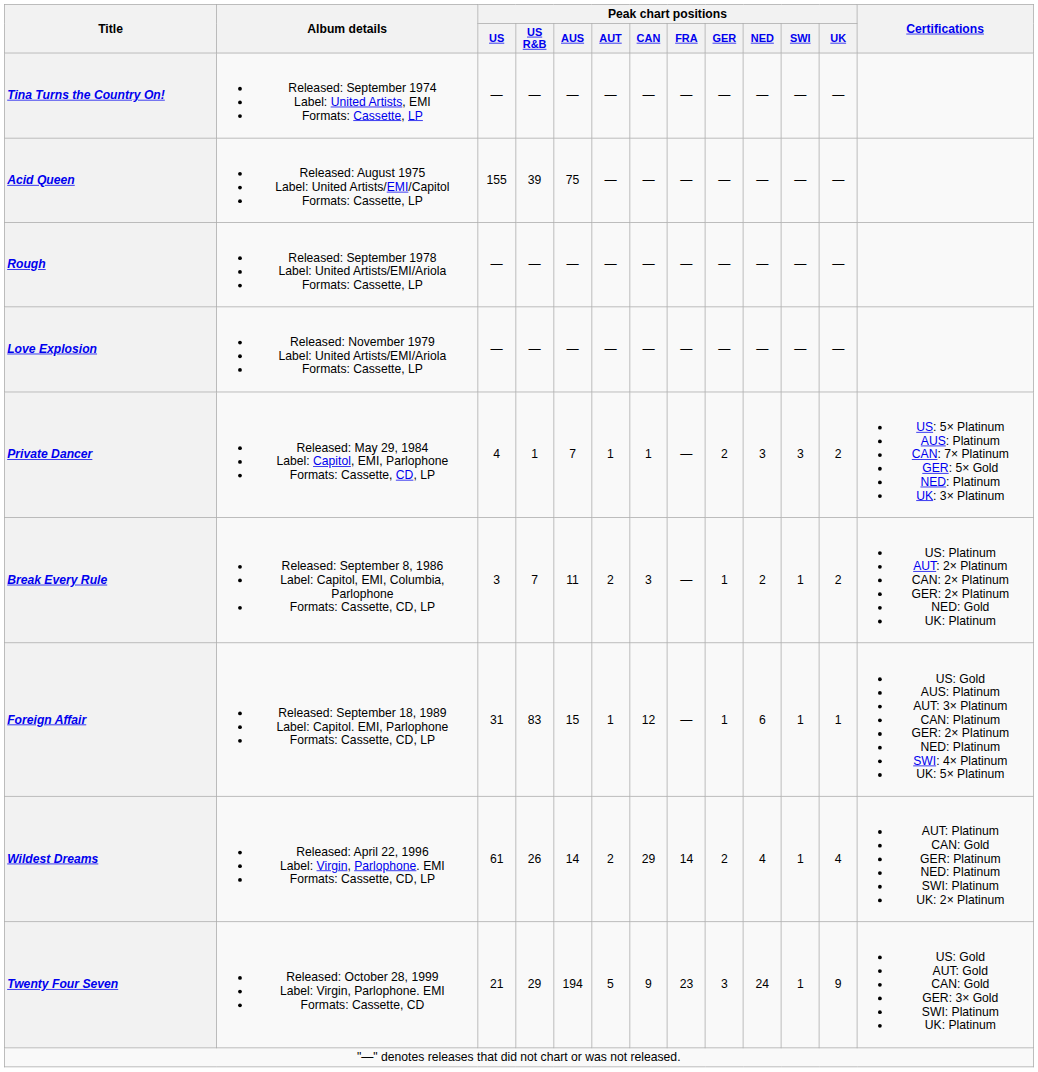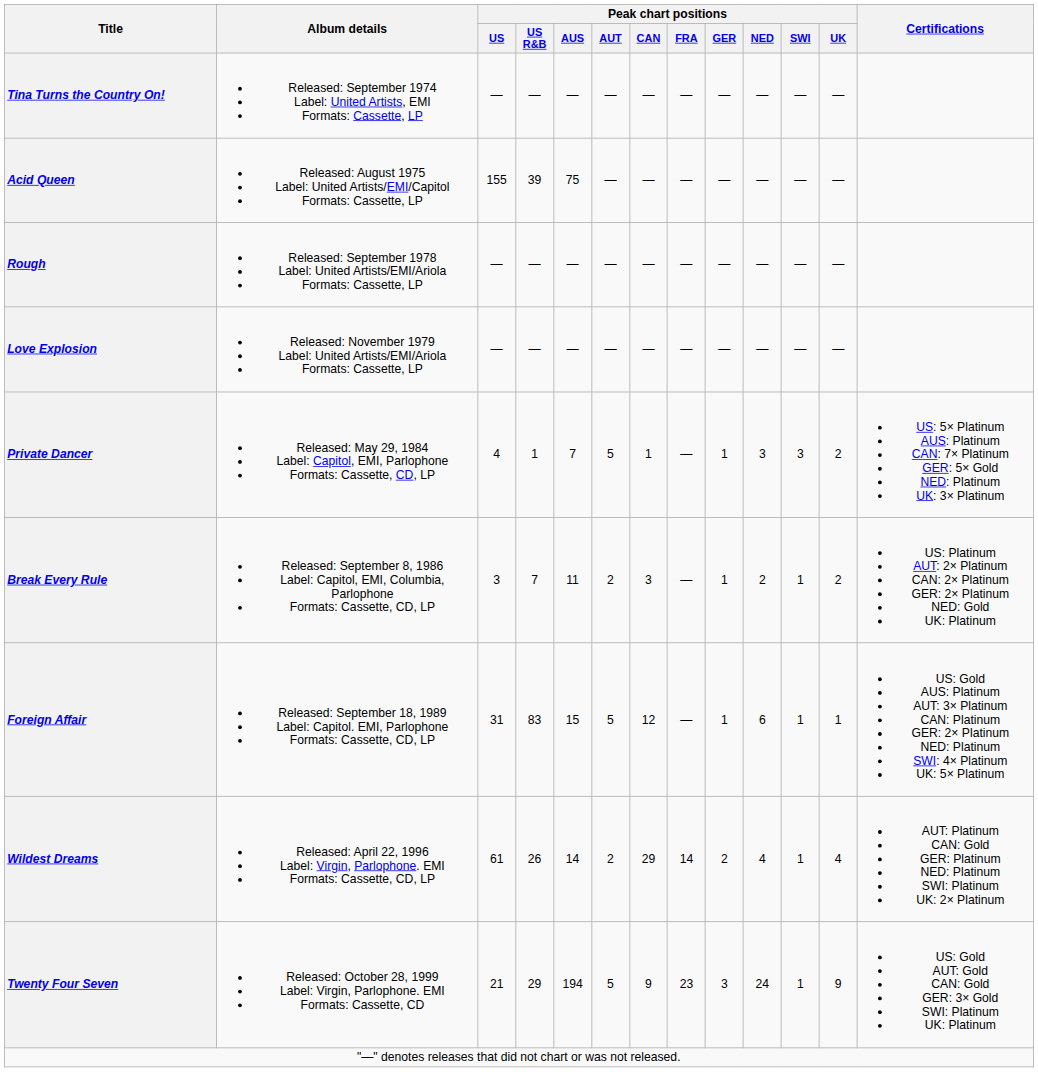(611, 454) 1 -> (611, 454) 5
(724, 454) 2 -> (724, 454) 1
(611, 719) 1 -> (611, 719) 5
